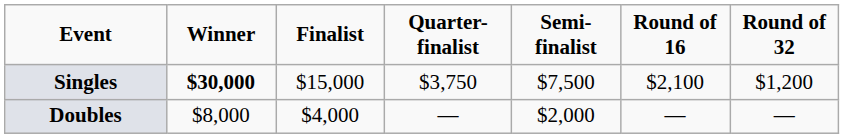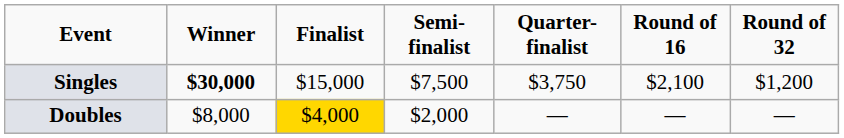columns swapped: (566, 34) <-> (448, 34)
(330, 116) no background -> (330, 116) gold background
